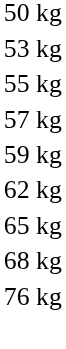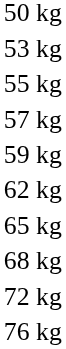+ row: (33, 296)
